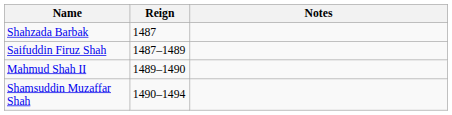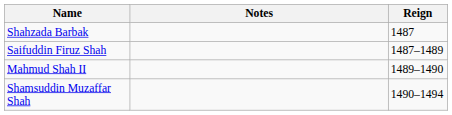columns swapped: (160, 13) <-> (319, 13)
